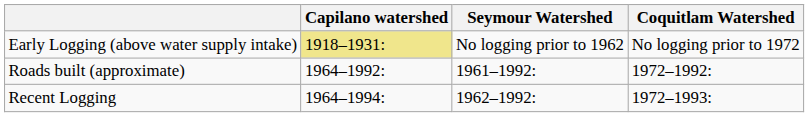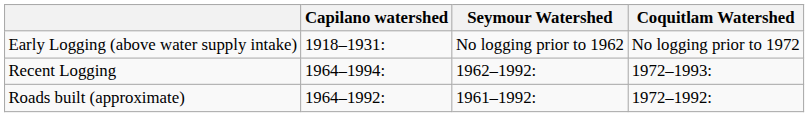(345, 44) khaki background -> (345, 44) no background
rows swapped: (62, 97) <-> (97, 71)
